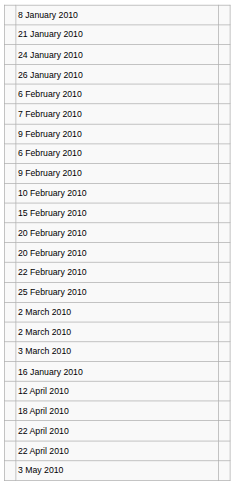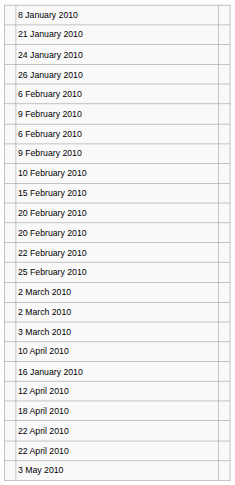- row: (10, 114)
+ row: (10, 352)
